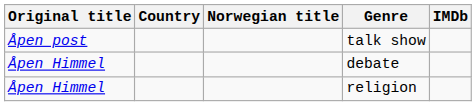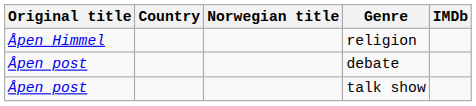rows swapped: (382, 88) <-> (386, 40)
(57, 64) Åpen Himmel -> (48, 64) Åpen post
